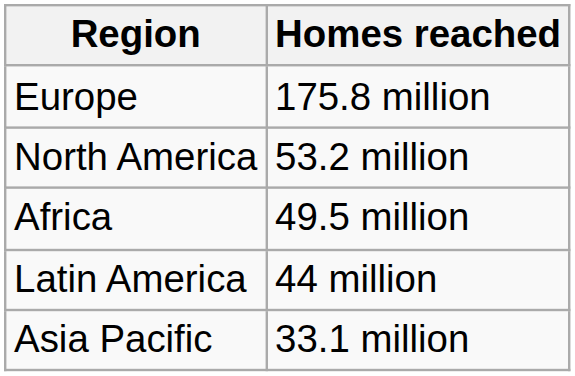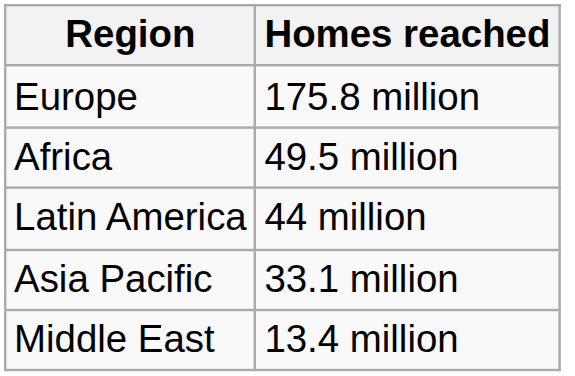- row: (136, 156)
+ row: (114, 339)
